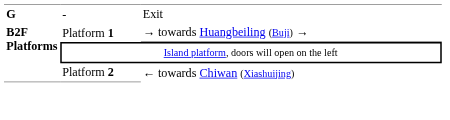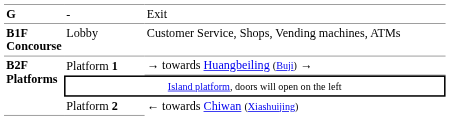+ row: (82, 32)
